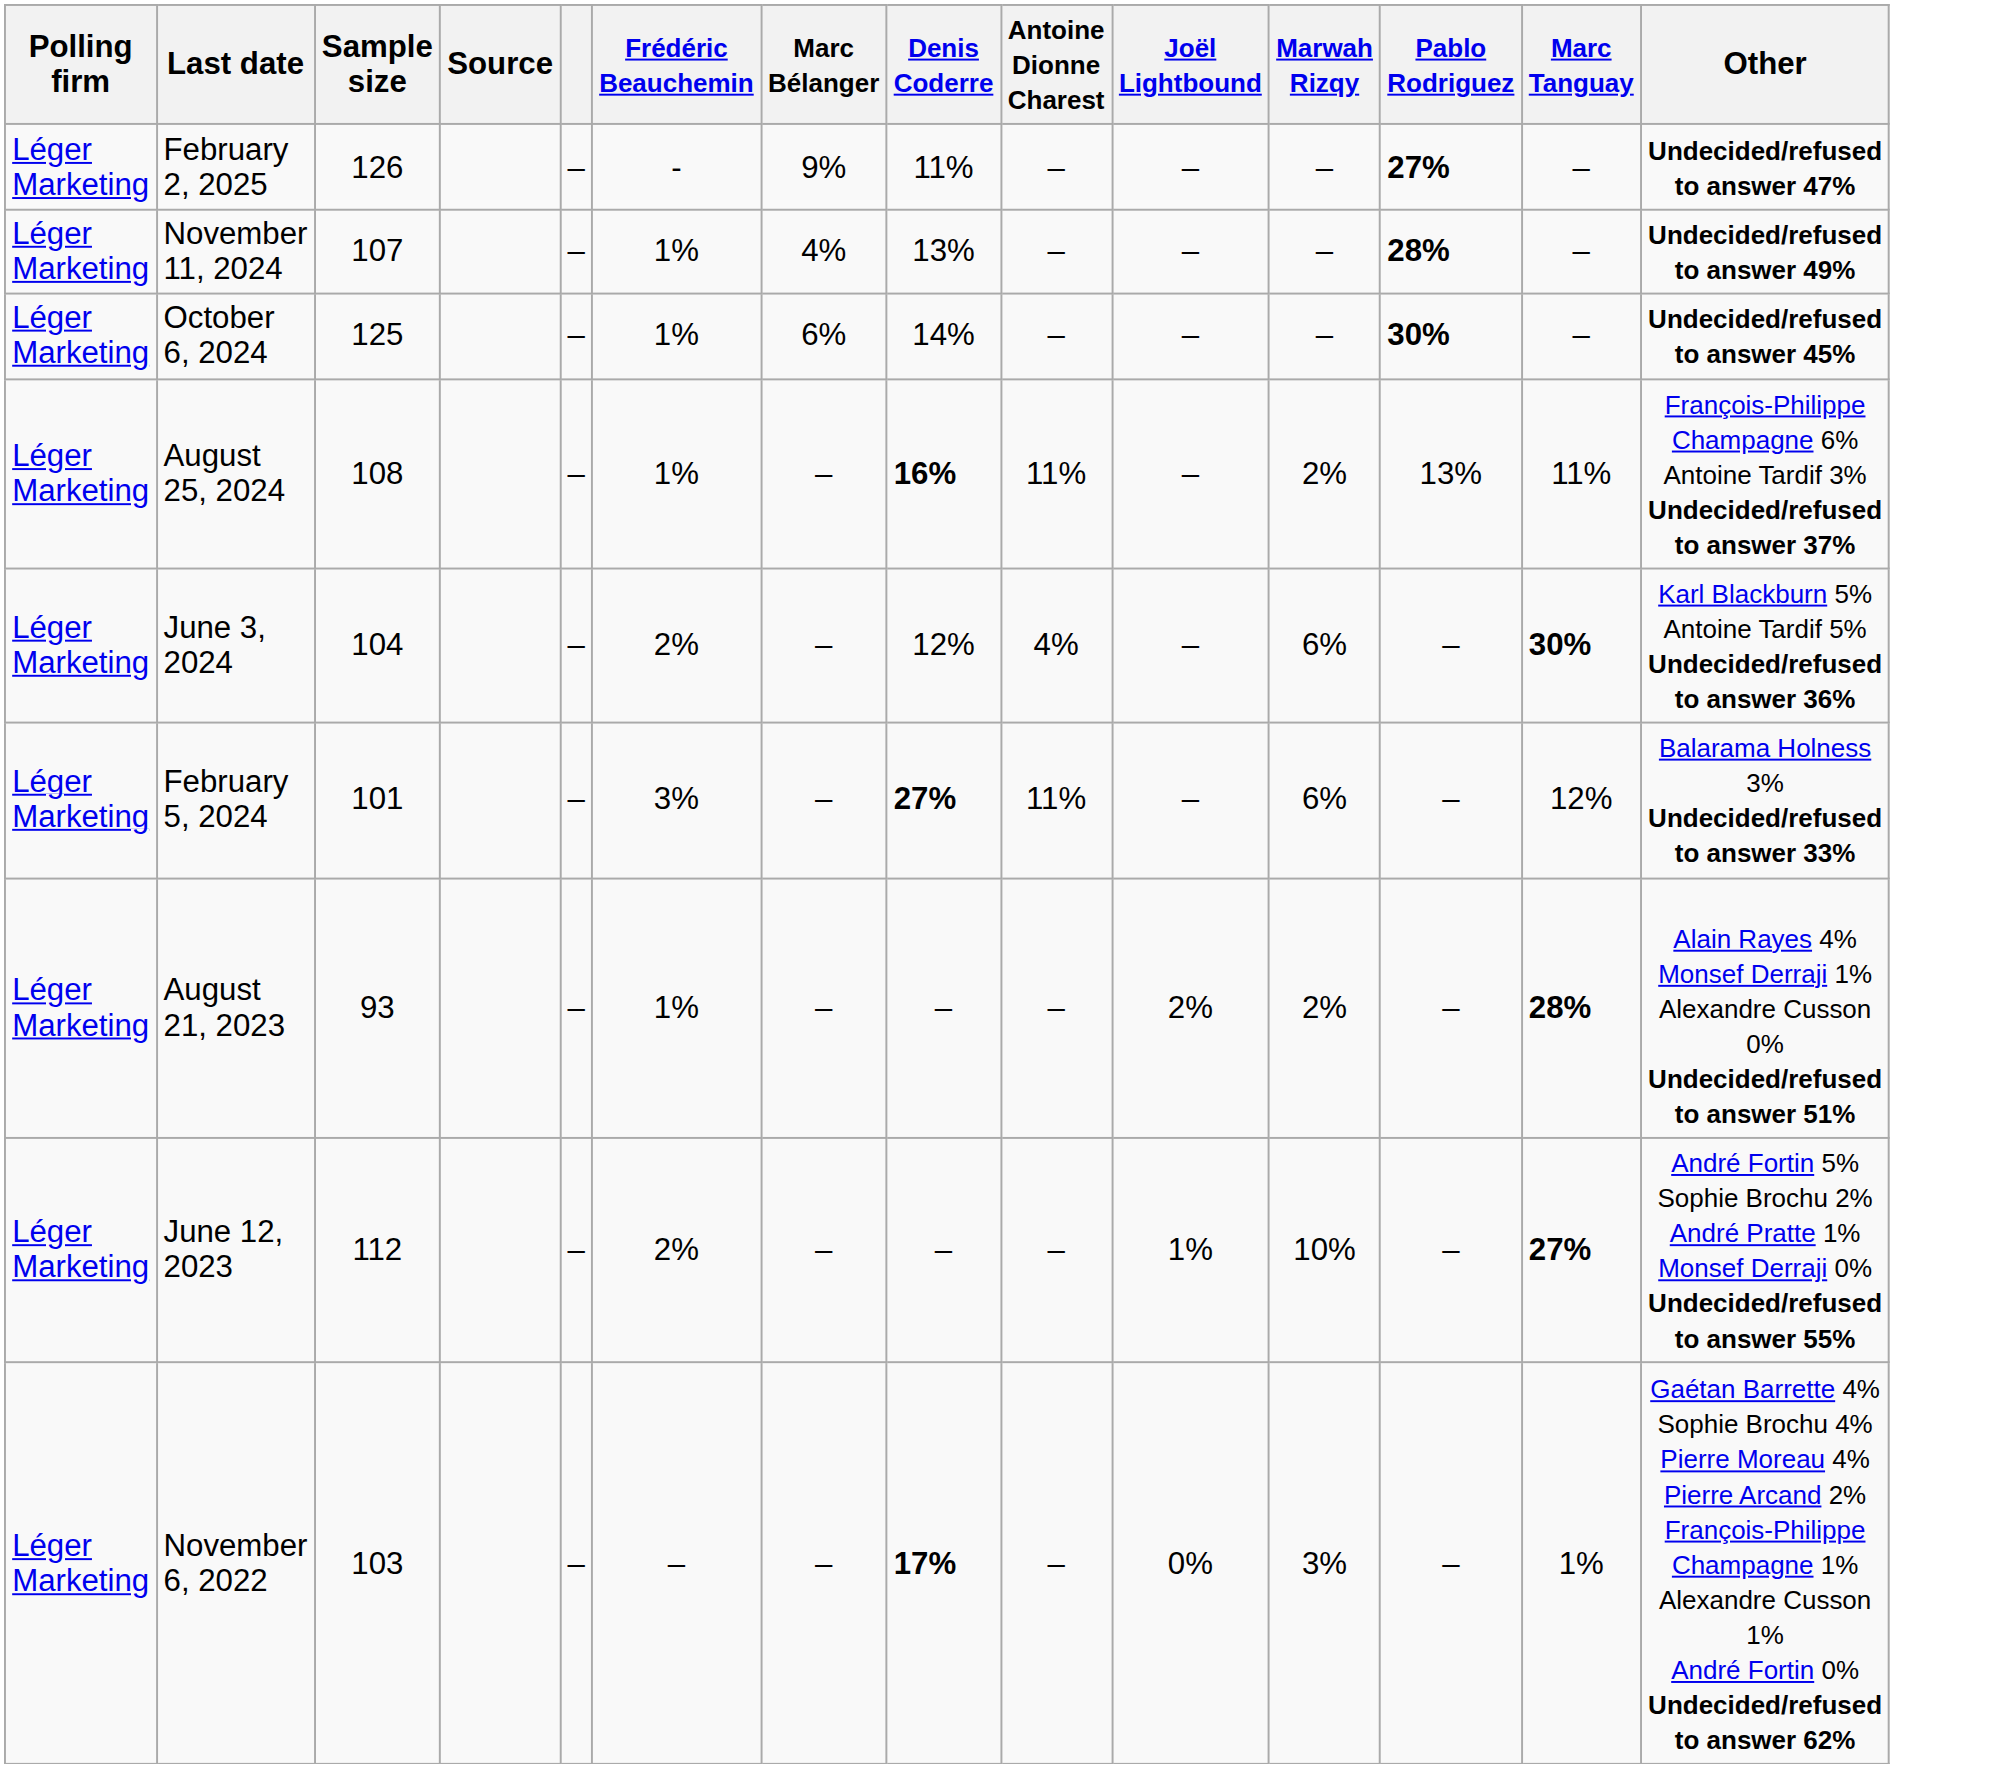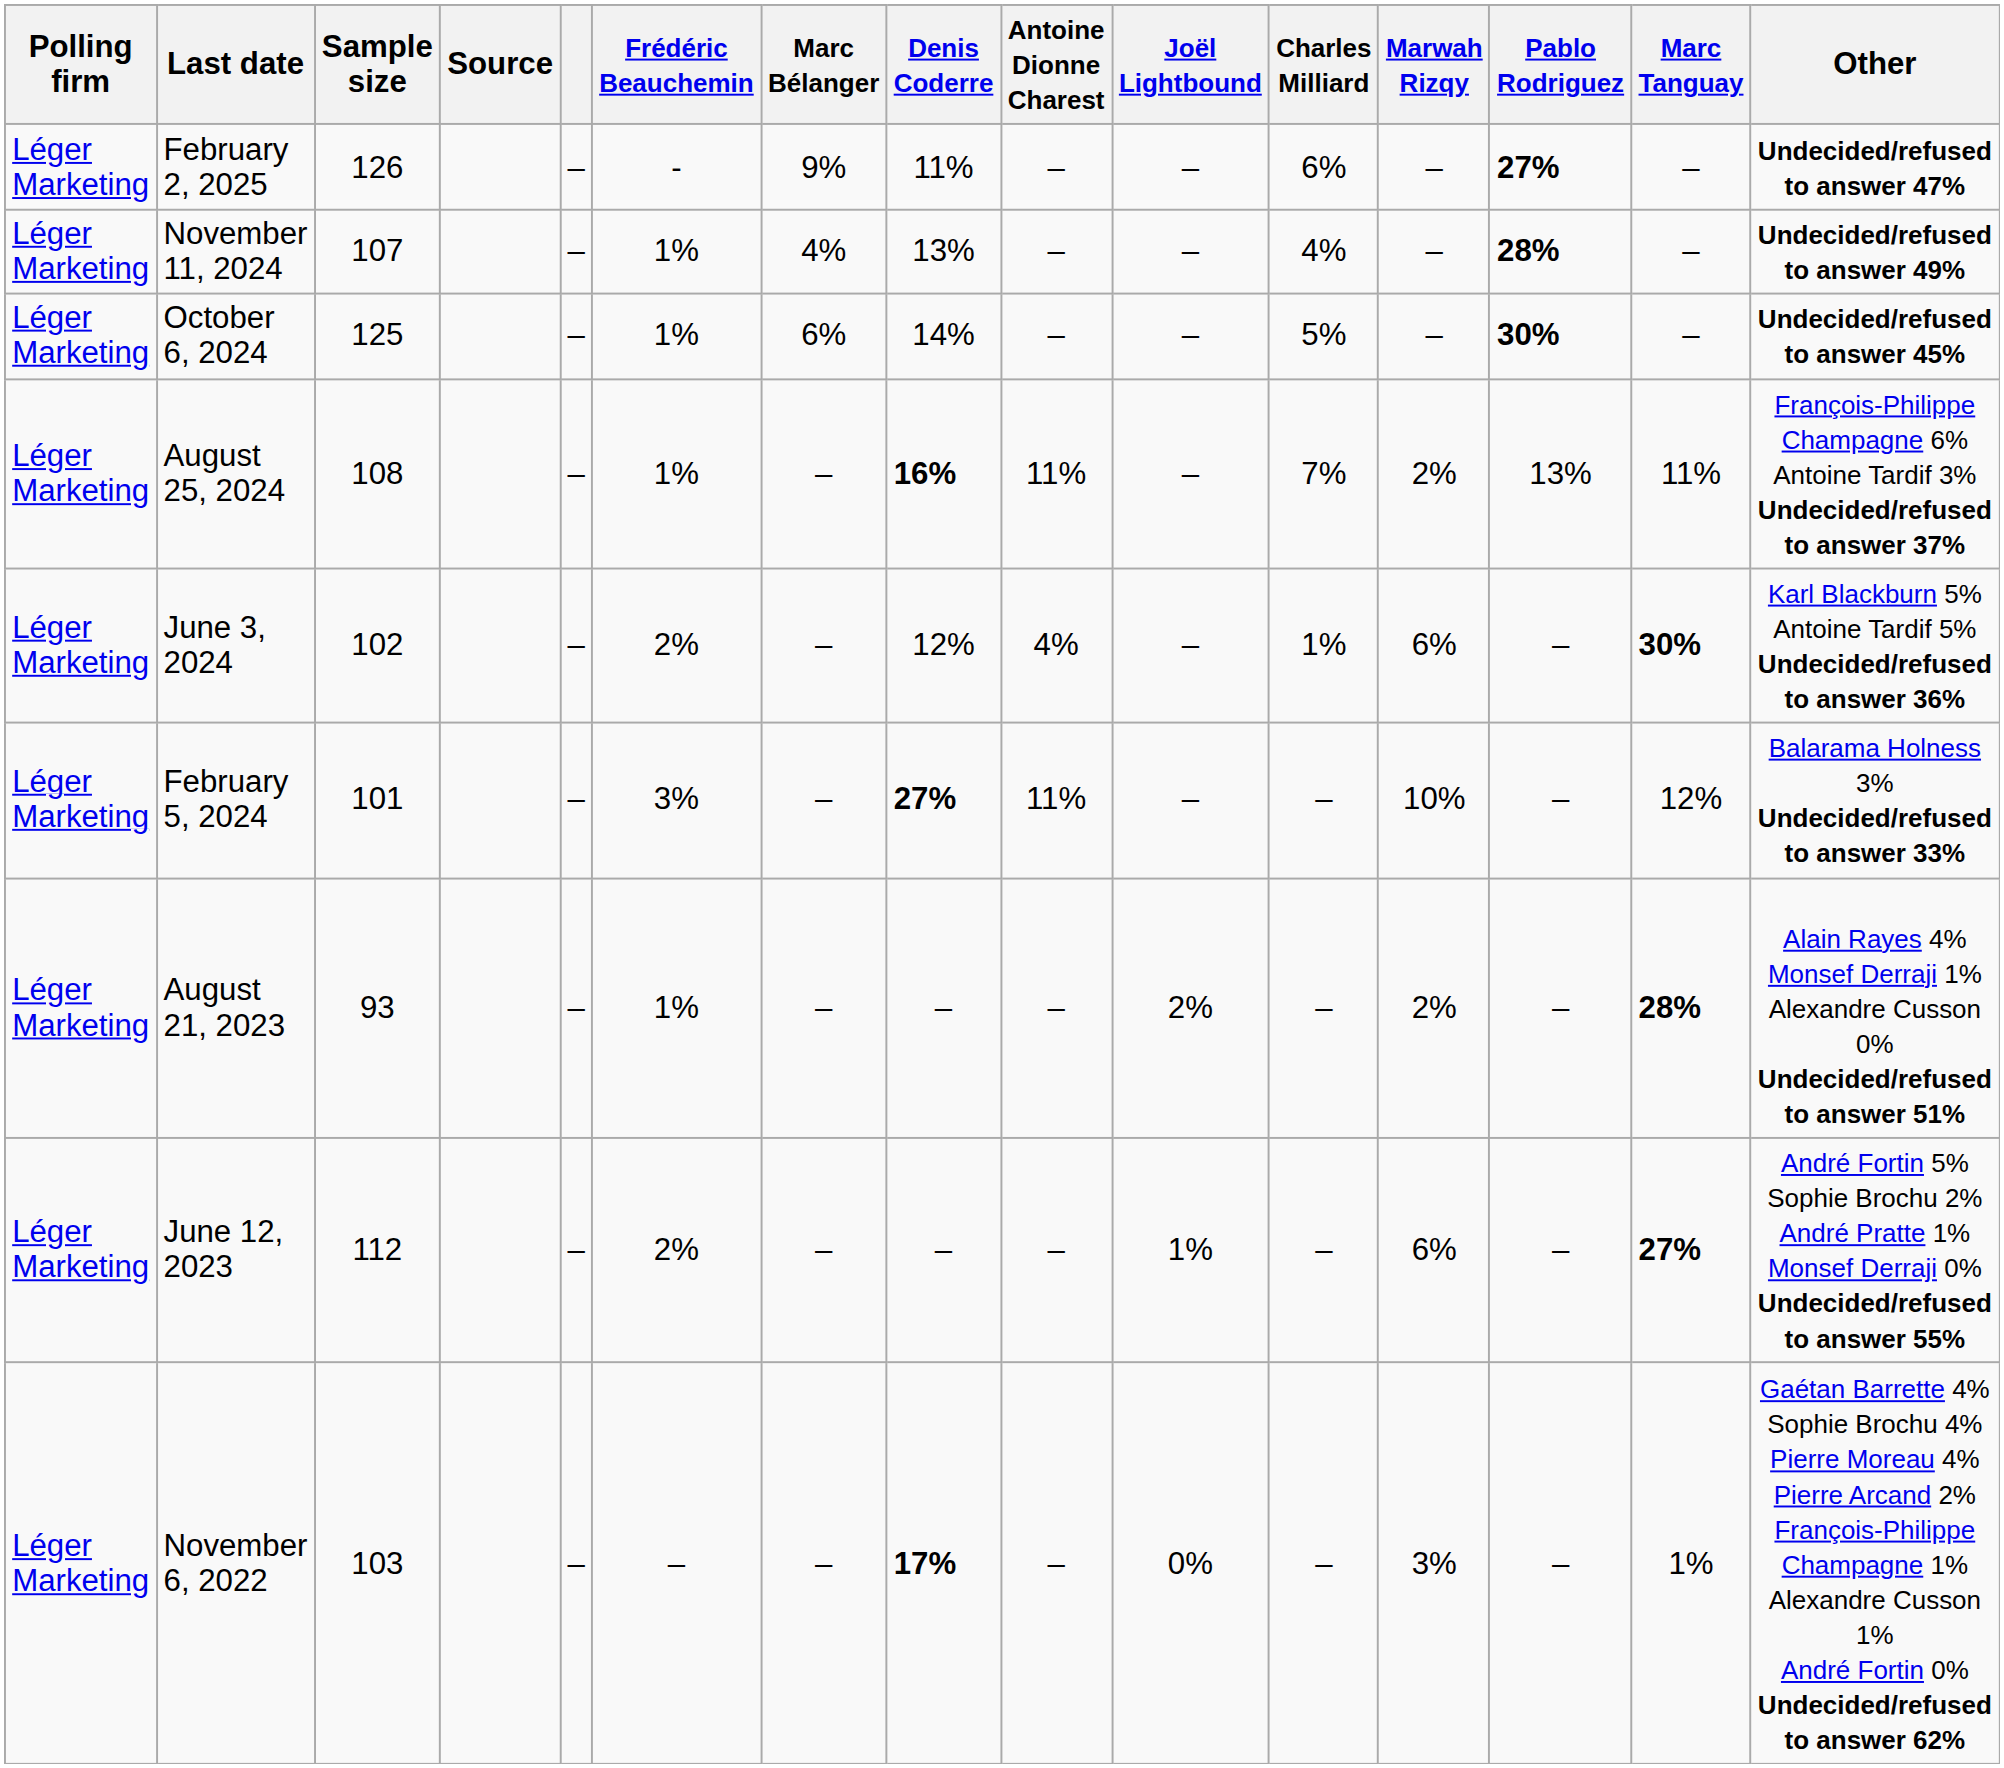+ column: (1324, 66)
(377, 645) 104 -> (377, 645) 102
(1325, 799) 6% -> (1434, 799) 10%
(1325, 1249) 10% -> (1434, 1249) 6%
